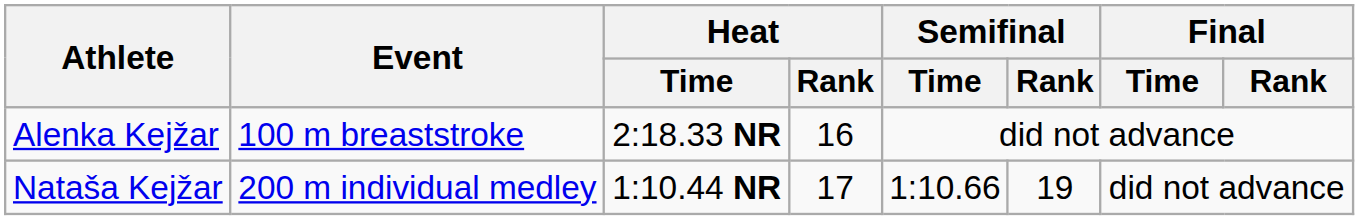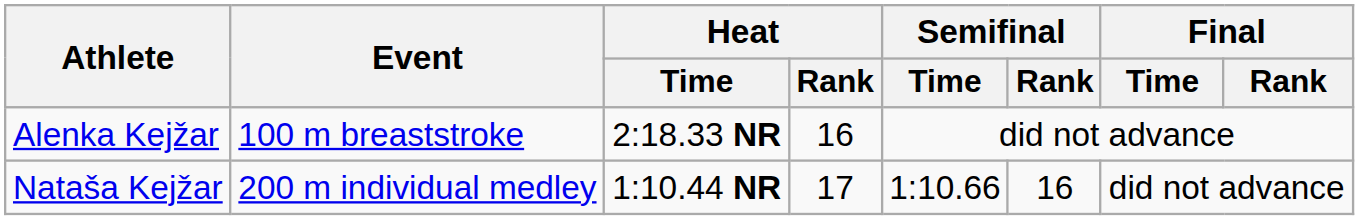(1055, 187) 19 -> (1055, 187) 16
